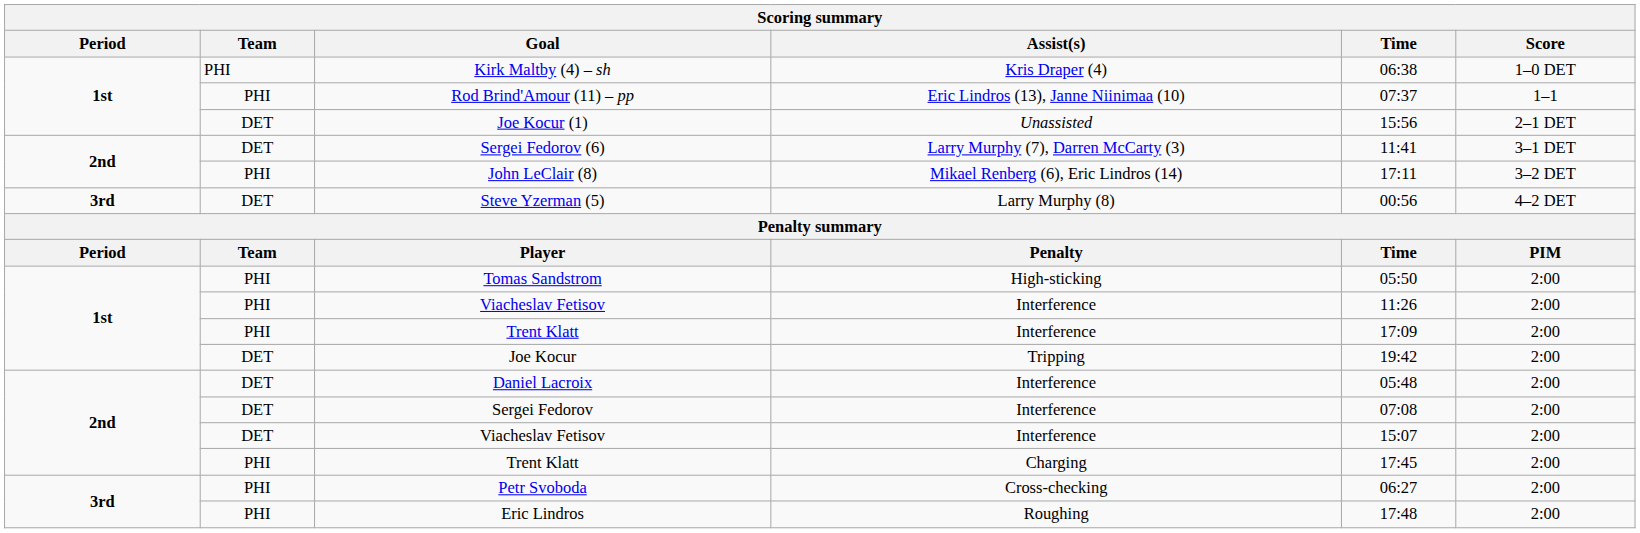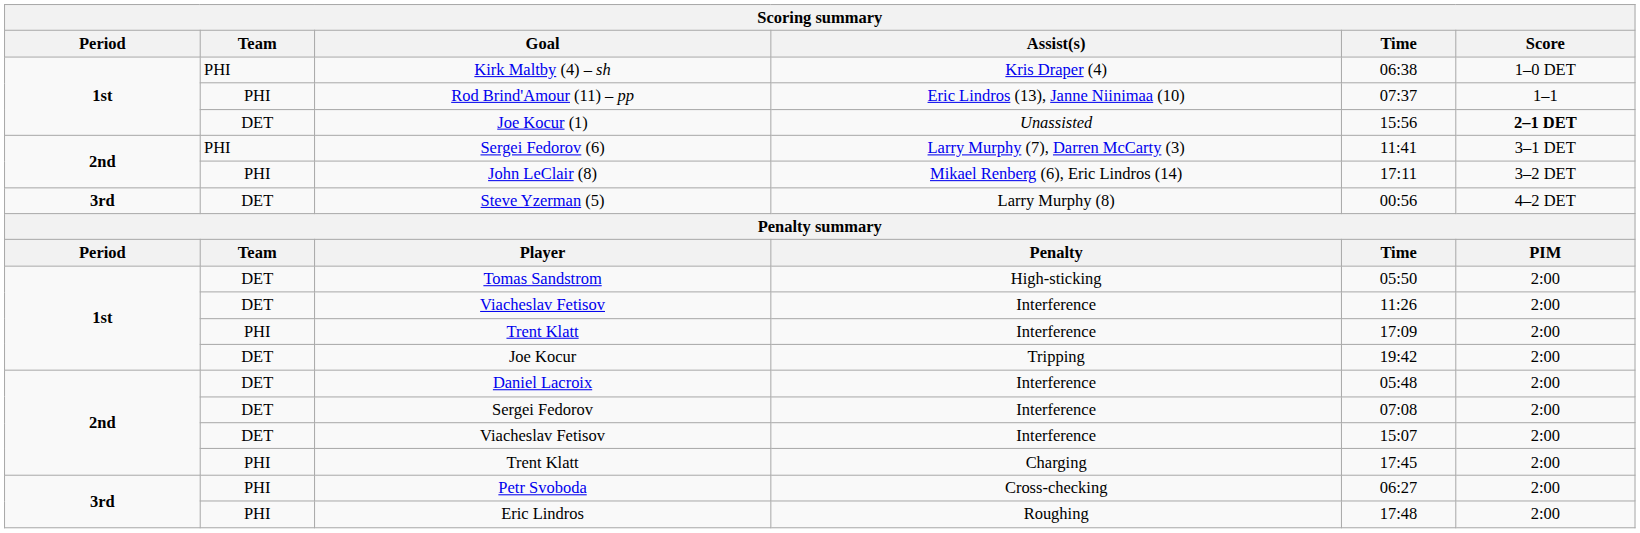(1545, 122) normal -> (1545, 122) bold
(257, 148) DET -> (217, 148) PHI
(257, 278) PHI -> (257, 278) DET
(257, 305) PHI -> (257, 305) DET
